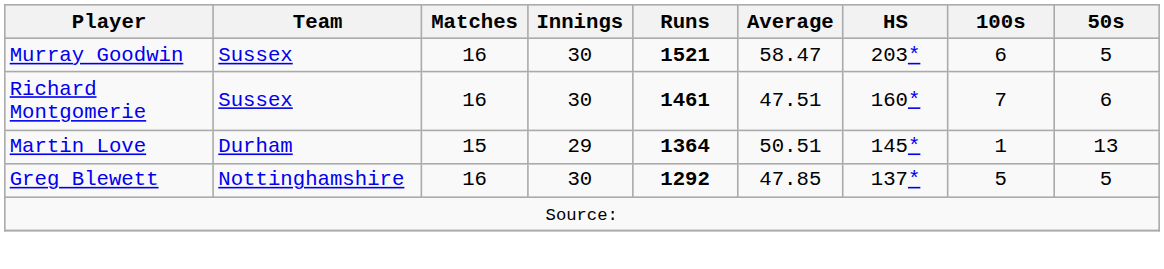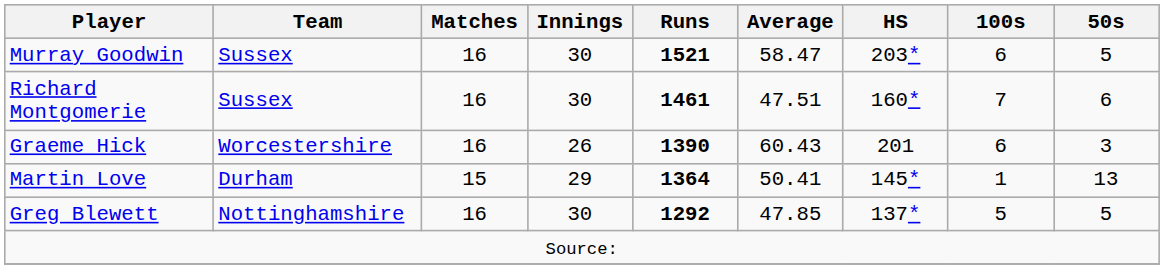+ row: (78, 147)
(790, 147) 50.51 -> (790, 180) 50.41
